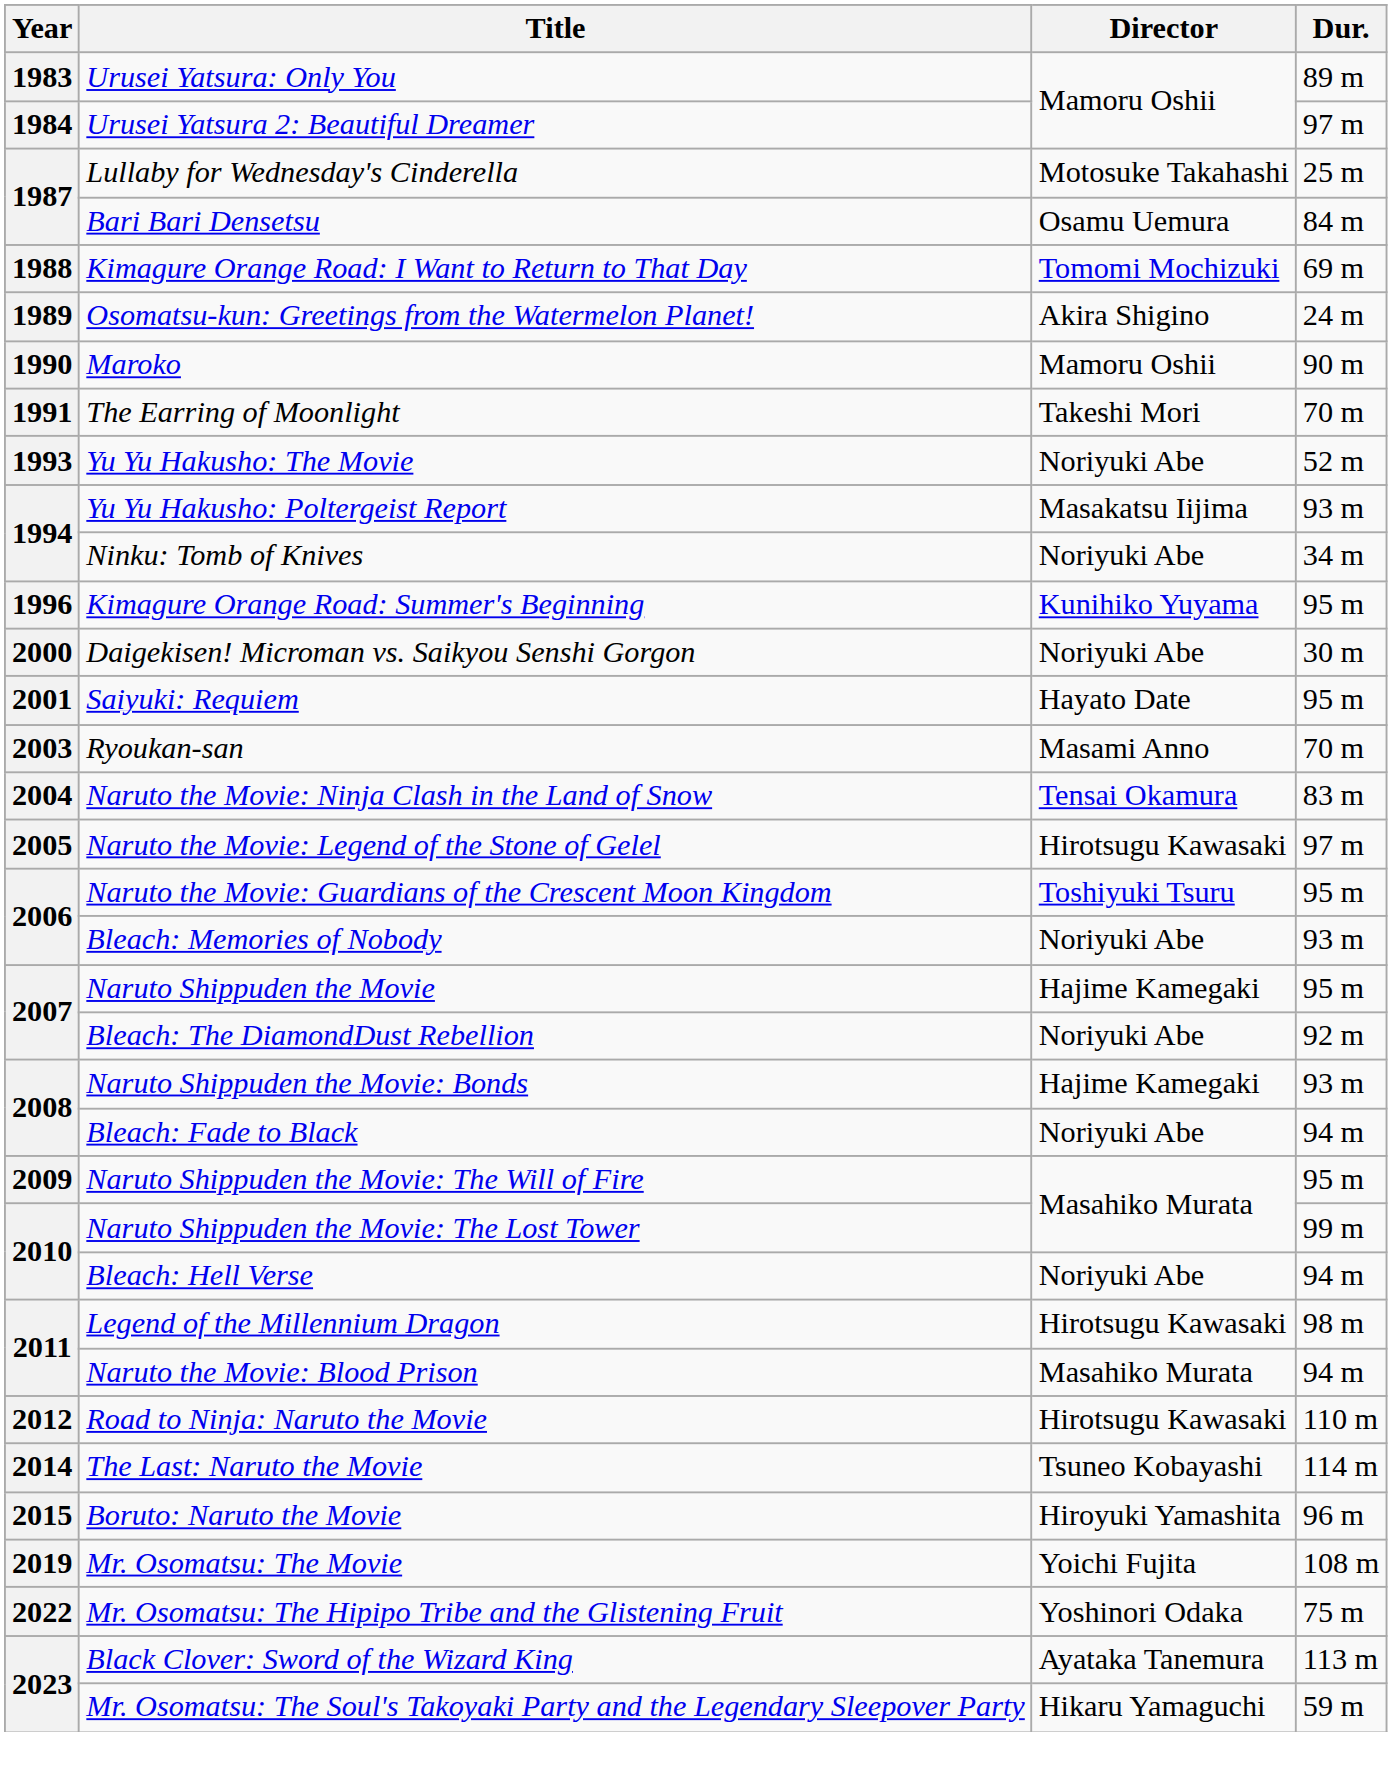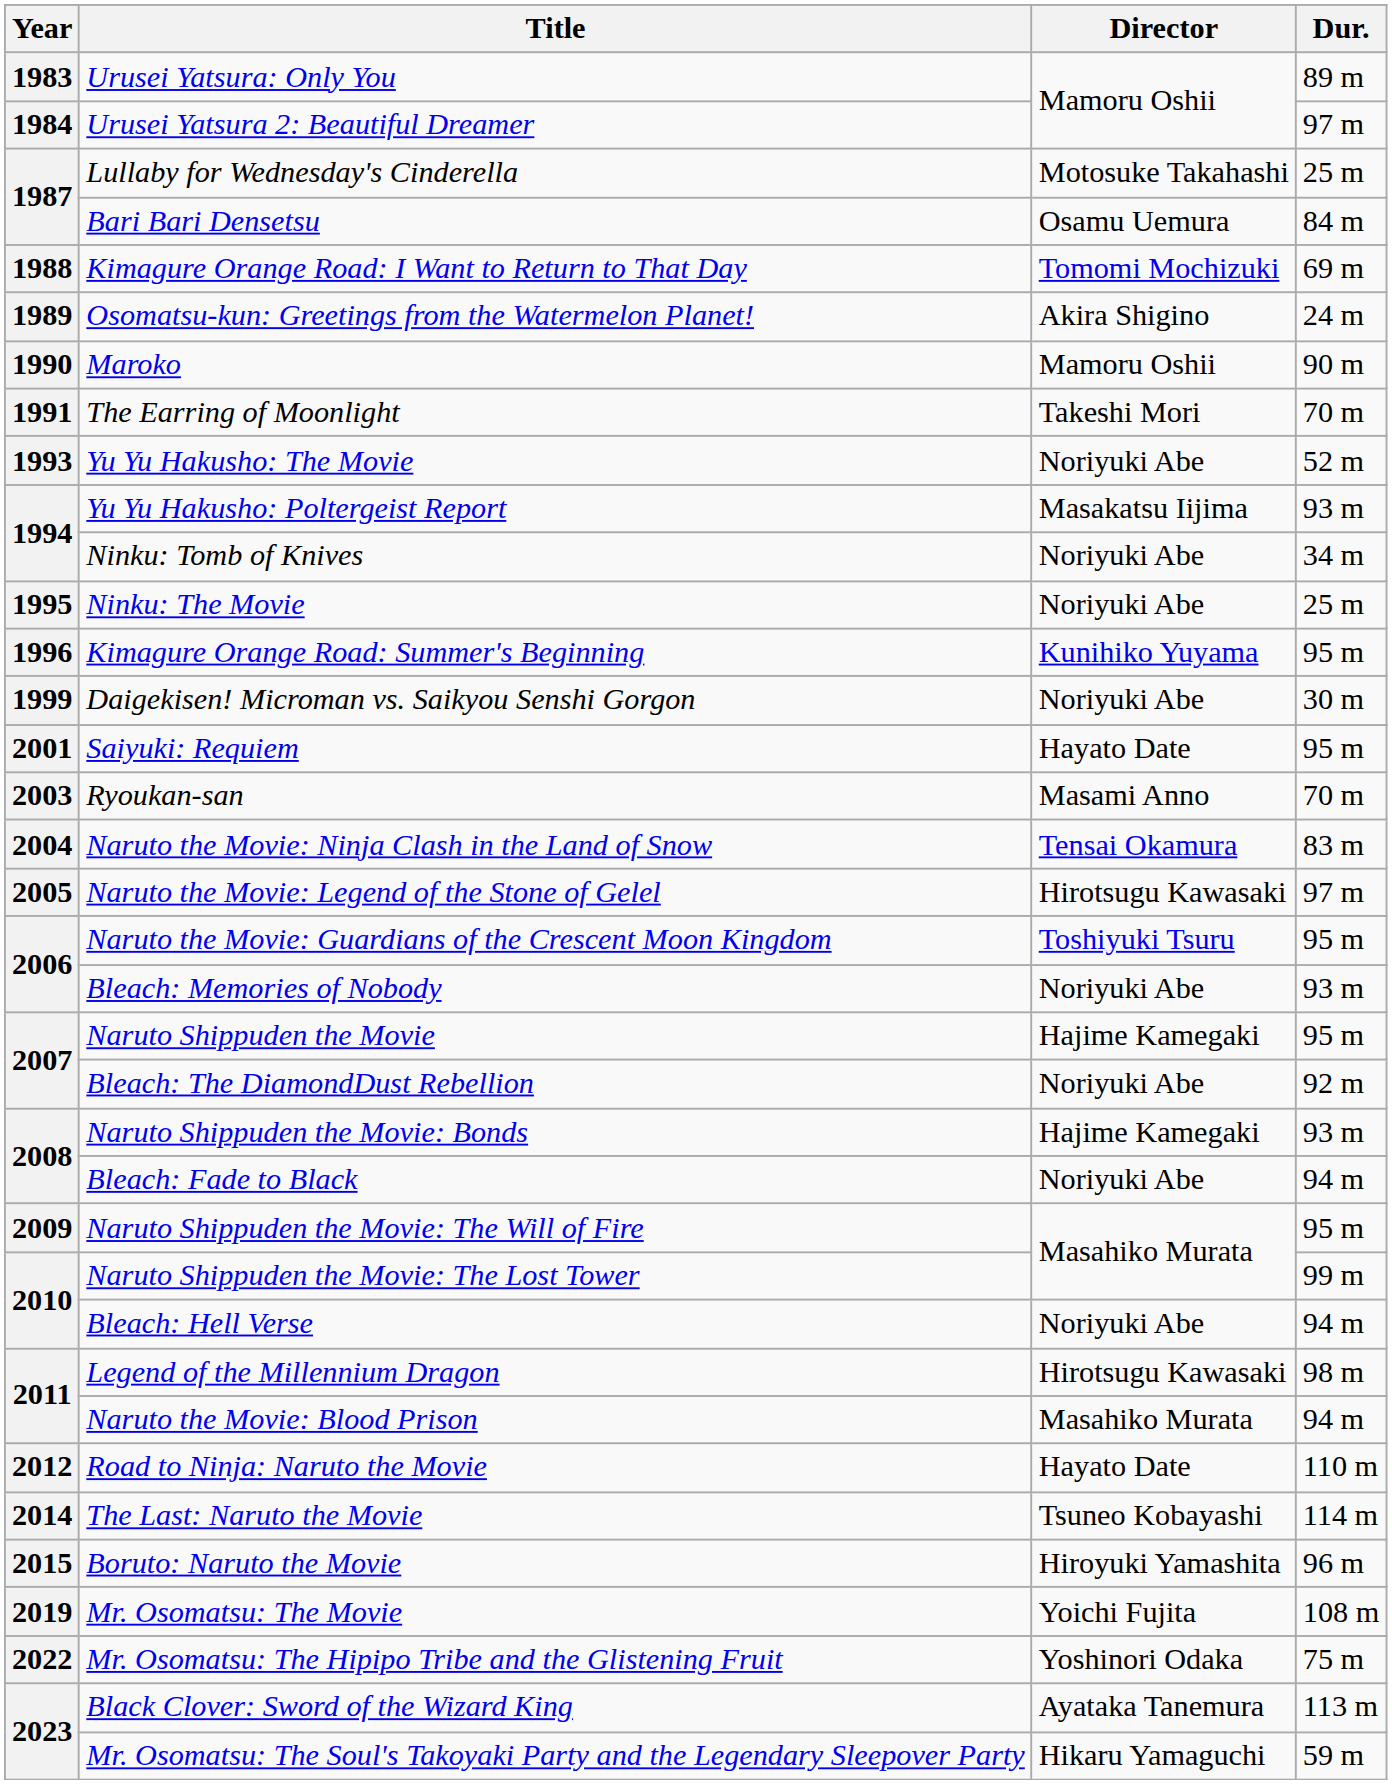+ row: (196, 603)
(42, 651) 2000 -> (42, 699) 1999
(1163, 1419) Hirotsugu Kawasaki -> (1115, 1467) Hayato Date
